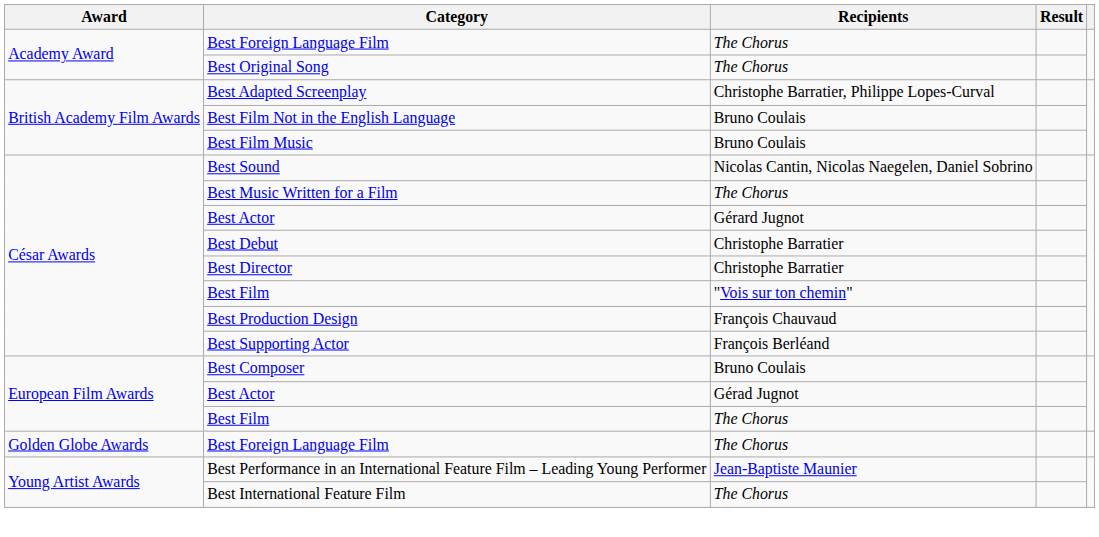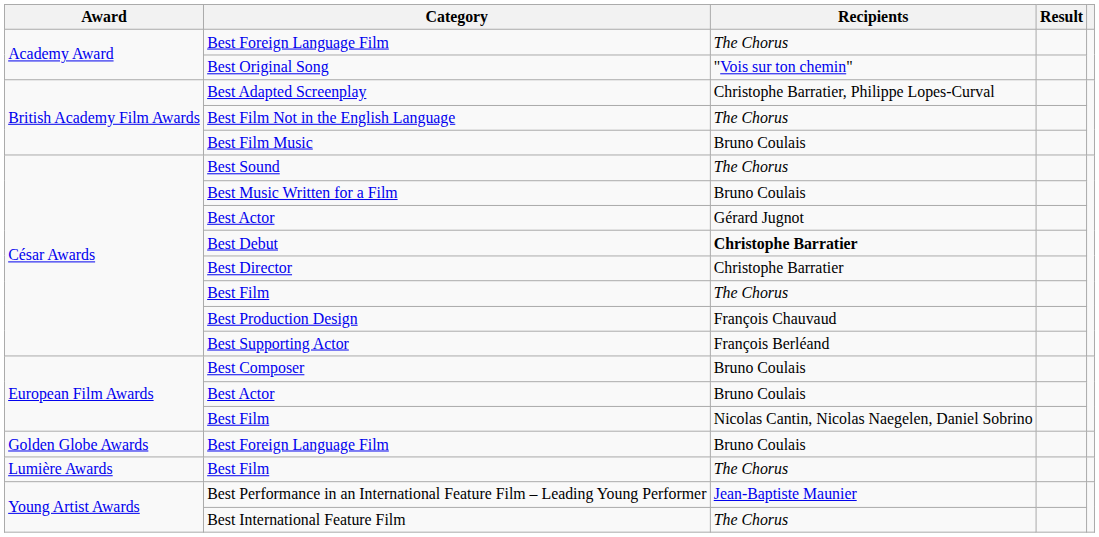(751, 67) The Chorus -> (783, 67) "Vois sur ton chemin"
(760, 117) Bruno Coulais -> (751, 117) The Chorus
(873, 167) Nicolas Cantin, Nicolas Naegelen, Daniel Sobrino -> (751, 167) The Chorus
(751, 192) The Chorus -> (760, 192) Bruno Coulais
(779, 243) normal -> (786, 243) bold
(783, 293) "Vois sur ton chemin" -> (751, 293) The Chorus
(756, 393) Gérad Jugnot -> (760, 393) Bruno Coulais
(751, 419) The Chorus -> (873, 419) Nicolas Cantin, Nicolas Naegelen, Daniel Sobrino
(751, 444) The Chorus -> (760, 444) Bruno Coulais
+ row: (60, 469)
